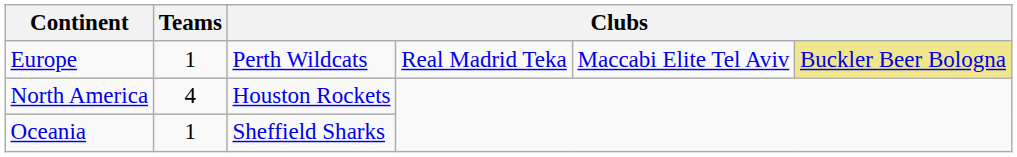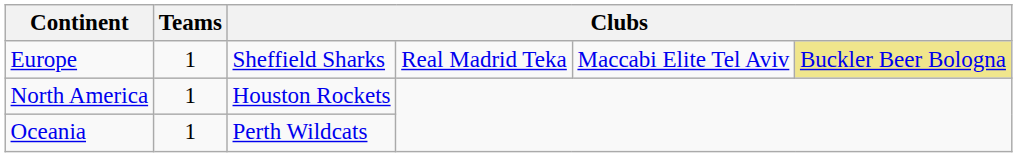(300, 59) Perth Wildcats -> (309, 59) Sheffield Sharks
(190, 95) 4 -> (190, 95) 1
(309, 132) Sheffield Sharks -> (300, 132) Perth Wildcats
